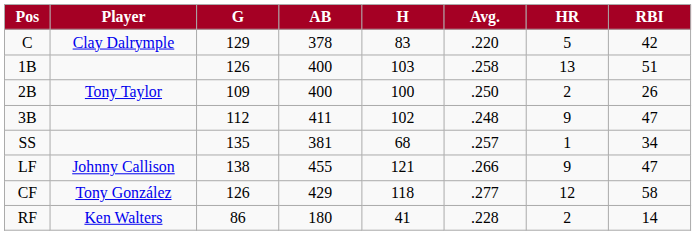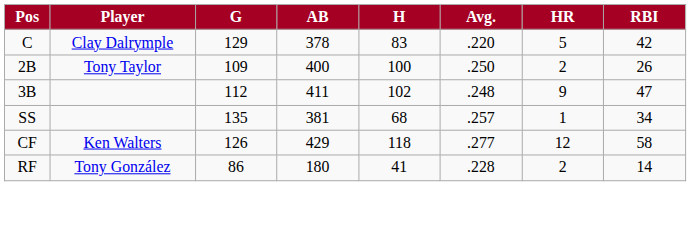- row: (27, 67)
- row: (27, 167)
(123, 192) Tony González -> (122, 142) Ken Walters
(123, 218) Ken Walters -> (122, 167) Tony González
